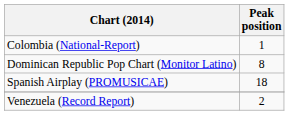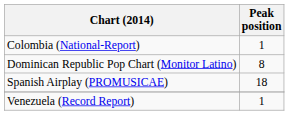(262, 100) 2 -> (262, 100) 1
